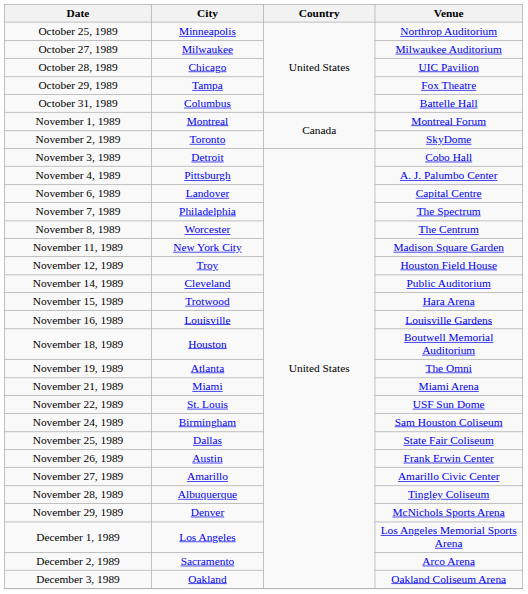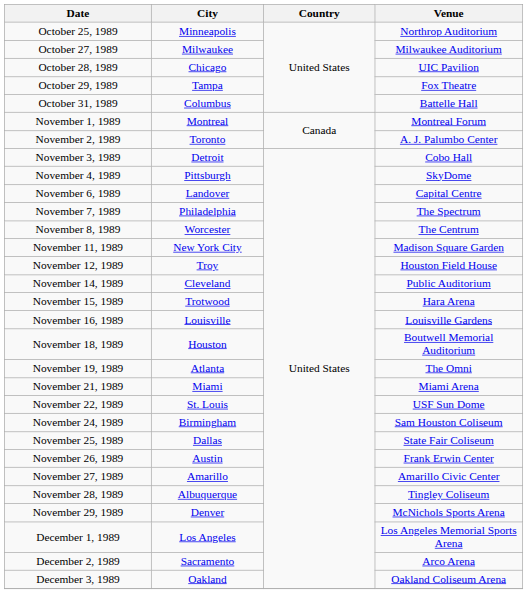(449, 139) SkyDome -> (449, 139) A. J. Palumbo Center
(449, 175) A. J. Palumbo Center -> (449, 175) SkyDome
